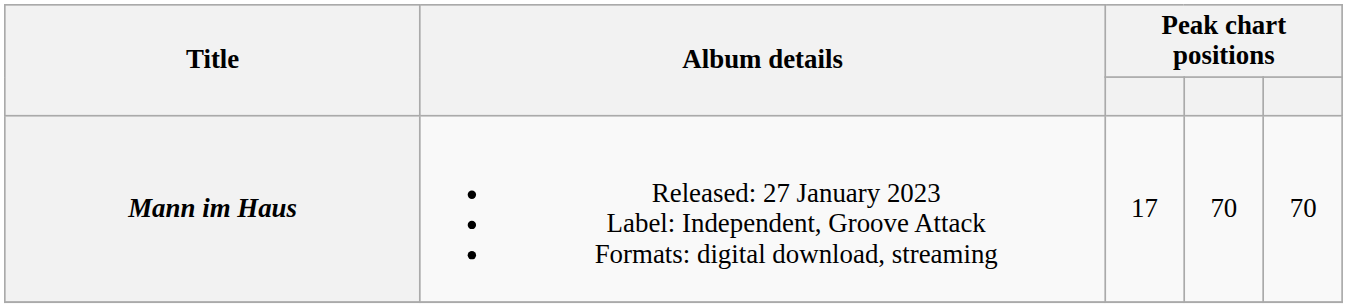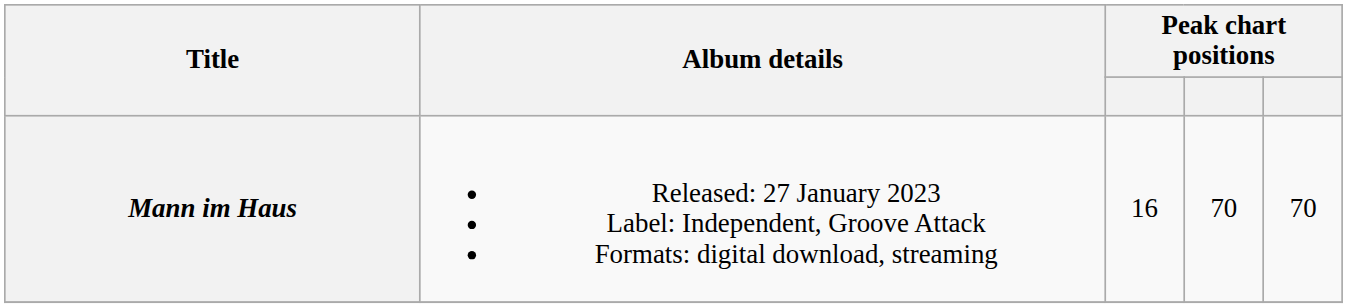(1144, 208) 17 -> (1144, 208) 16
